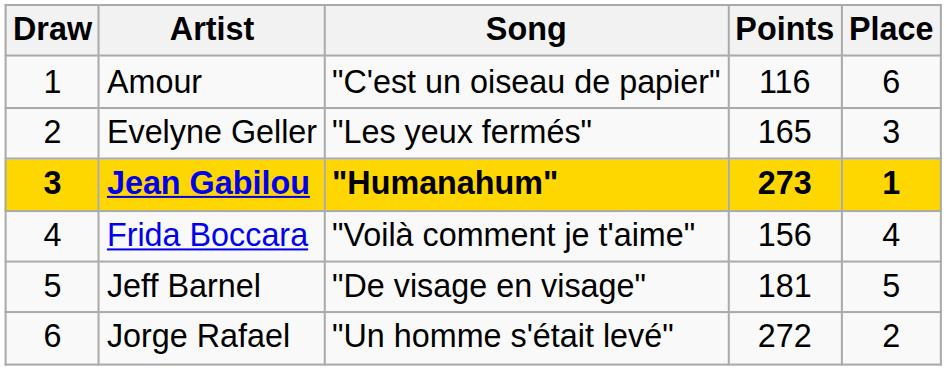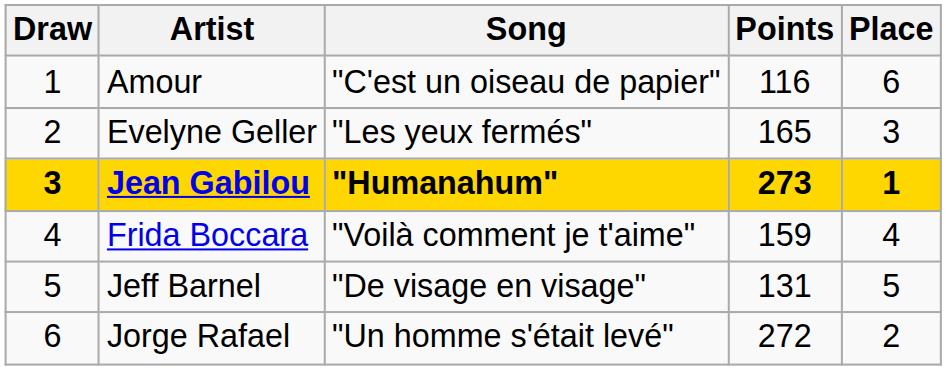(785, 235) 156 -> (785, 235) 159
(785, 286) 181 -> (785, 286) 131
